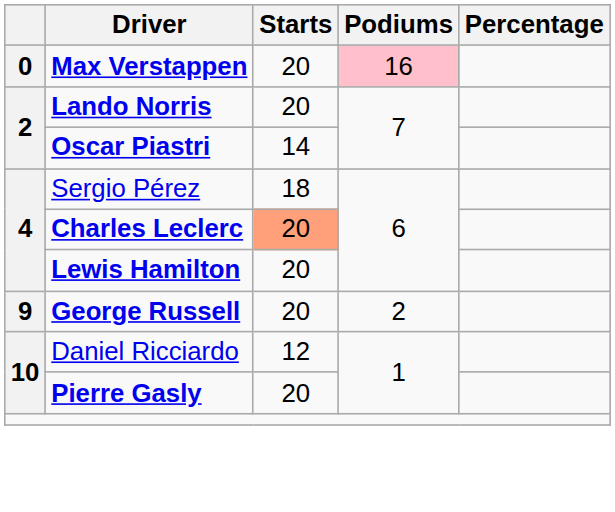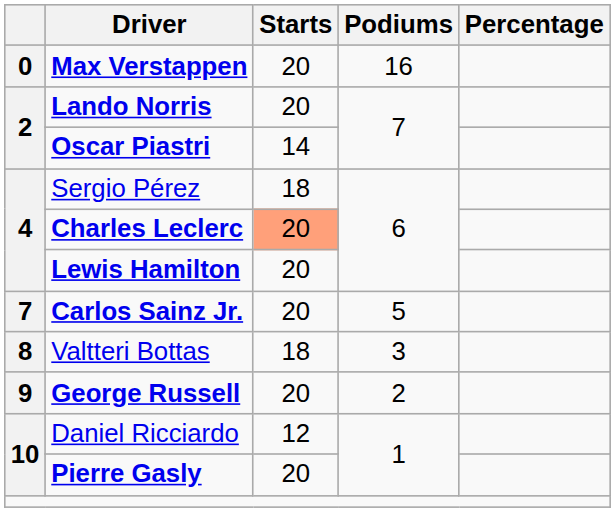(399, 65) pink background -> (399, 65) no background
+ row: (147, 310)
+ row: (130, 351)
